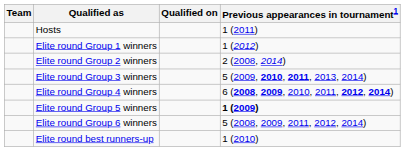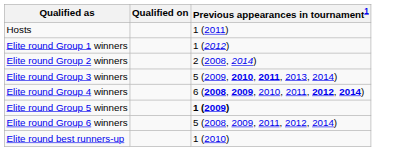- column: (19, 13)
